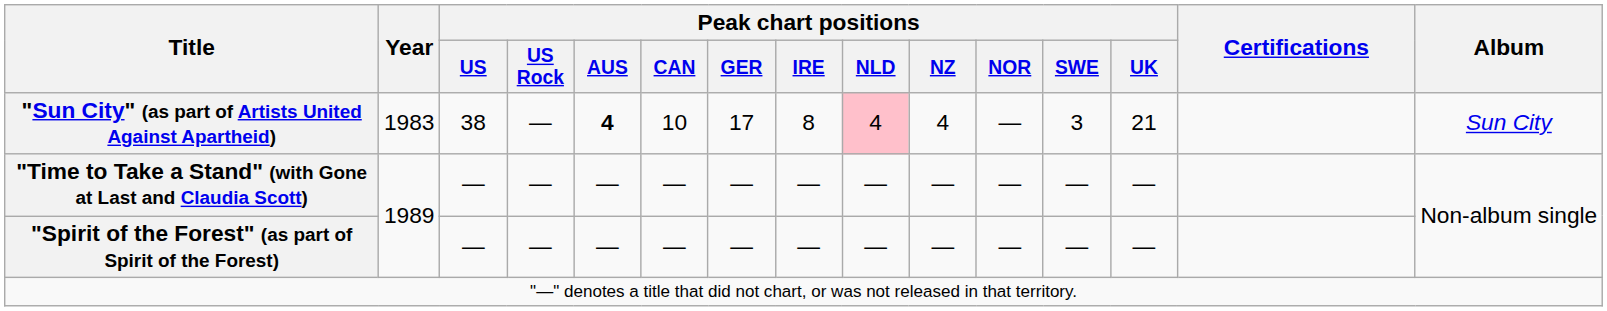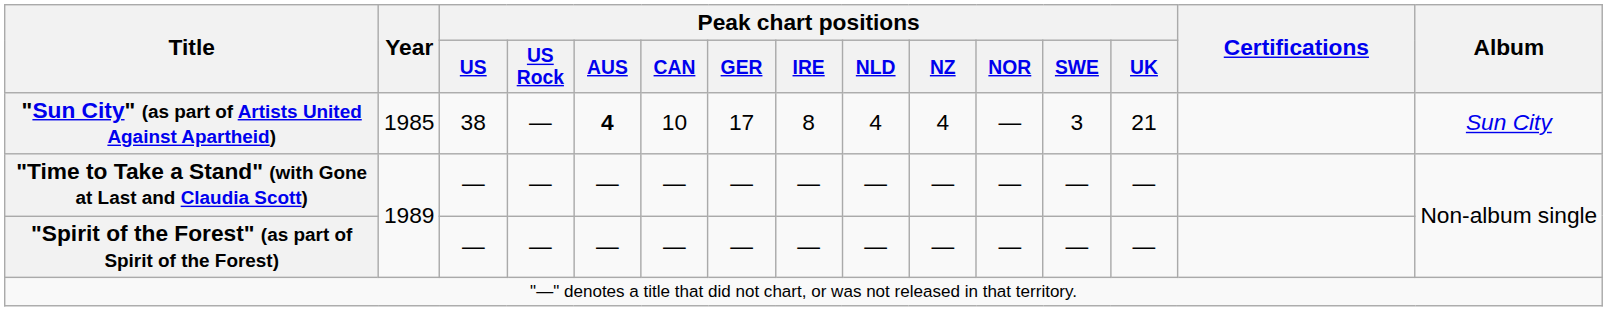(409, 123) 1983 -> (409, 123) 1985
(876, 123) pink background -> (876, 123) no background
